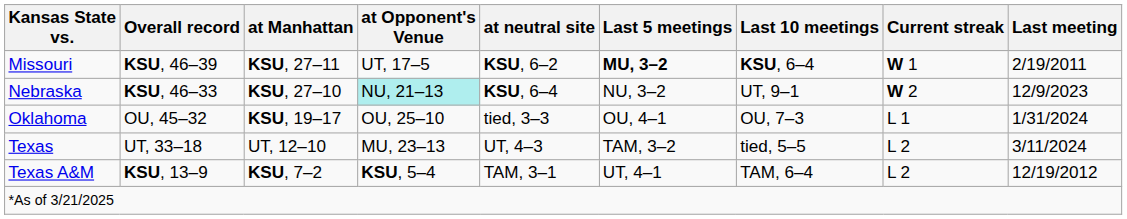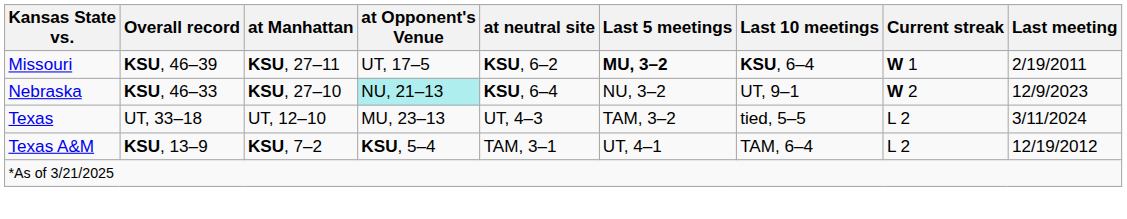- row: (47, 118)
